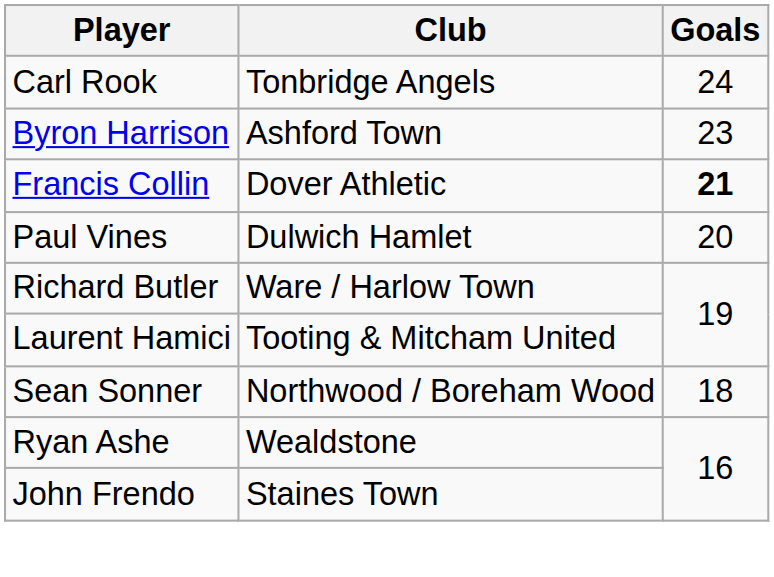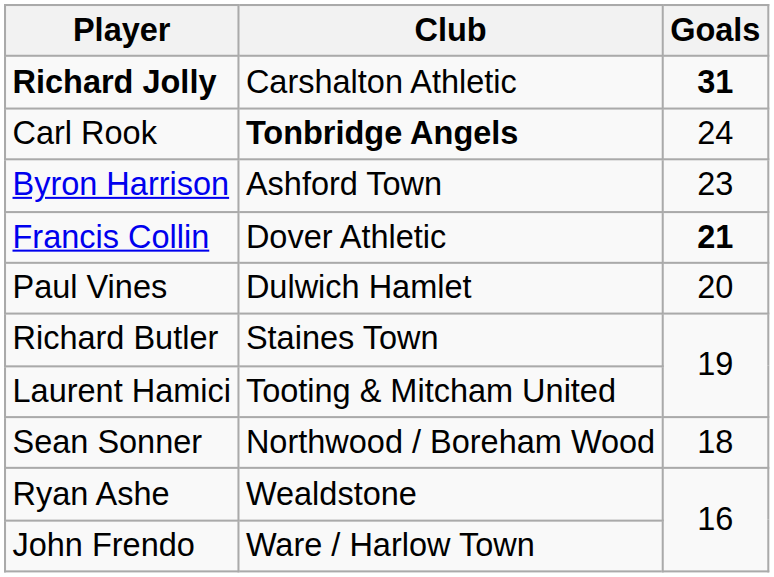+ row: (114, 81)
(371, 81) normal -> (382, 133) bold
(390, 287) Ware / Harlow Town -> (342, 339) Staines Town
(342, 493) Staines Town -> (390, 545) Ware / Harlow Town
